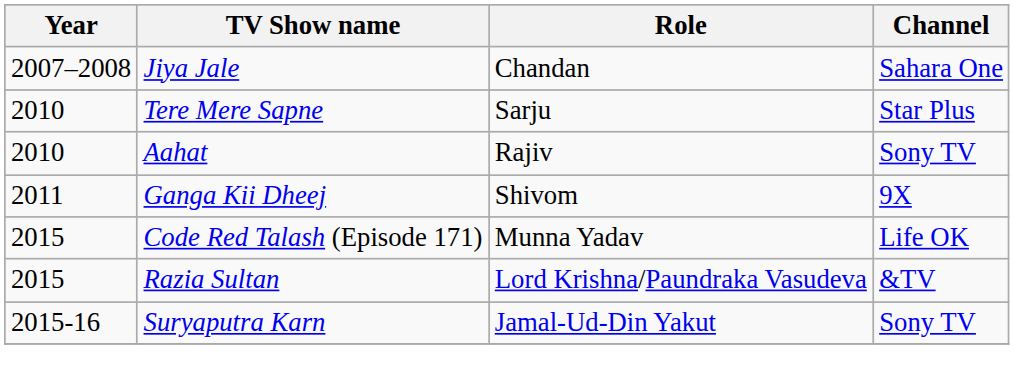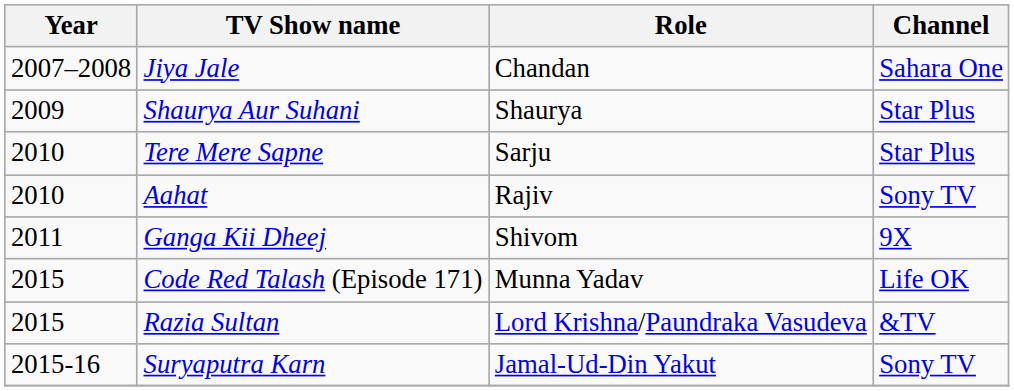+ row: (252, 110)
